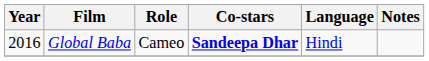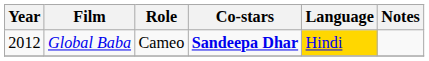(24, 42) 2016 -> (24, 42) 2012
(324, 42) no background -> (324, 42) gold background
